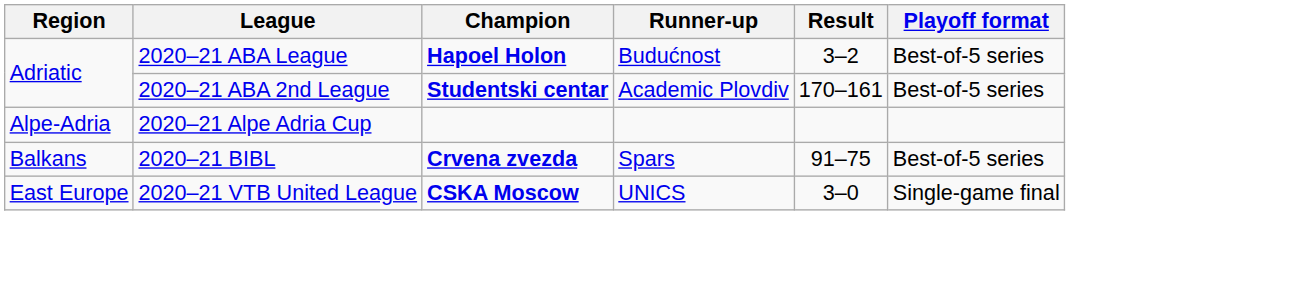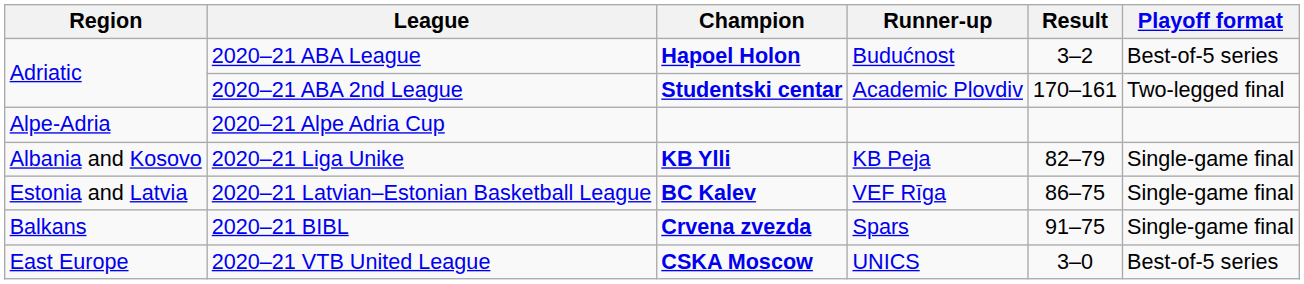(968, 90) Best-of-5 series -> (1206, 90) Two-legged final
+ row: (308, 158)
+ row: (432, 192)
(968, 158) Best-of-5 series -> (1210, 227) Single-game final
(976, 192) Single-game final -> (1203, 261) Best-of-5 series
